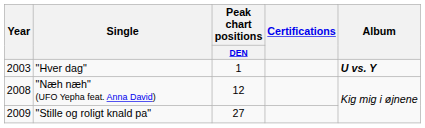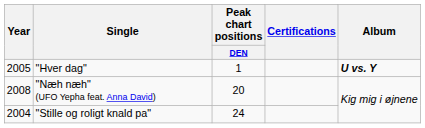(19, 68) 2003 -> (19, 68) 2005
(239, 91) 12 -> (239, 91) 20
(19, 114) 2009 -> (19, 114) 2004
(239, 114) 27 -> (239, 114) 24
